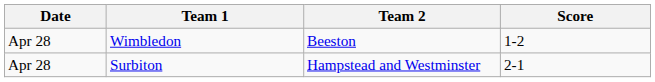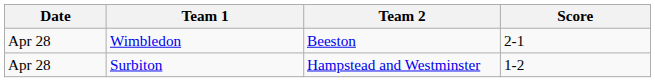(514, 40) 1-2 -> (514, 40) 2-1
(514, 64) 2-1 -> (514, 64) 1-2
